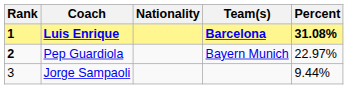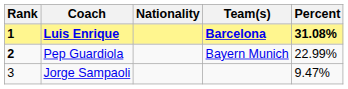(316, 53) 22.97% -> (316, 53) 22.99%
(312, 73) 9.44% -> (312, 73) 9.47%
